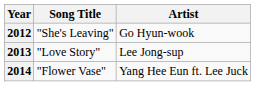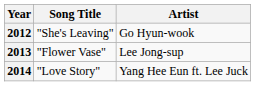(68, 52) "Love Story" -> (71, 52) "Flower Vase"
(71, 71) "Flower Vase" -> (68, 71) "Love Story"
